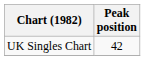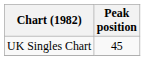(117, 45) 42 -> (117, 45) 45
